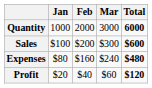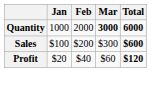(109, 28) normal -> (108, 28) bold
- row: (26, 59)
